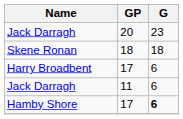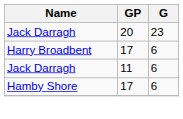- row: (42, 50)
(154, 104) bold -> (154, 86) normal
